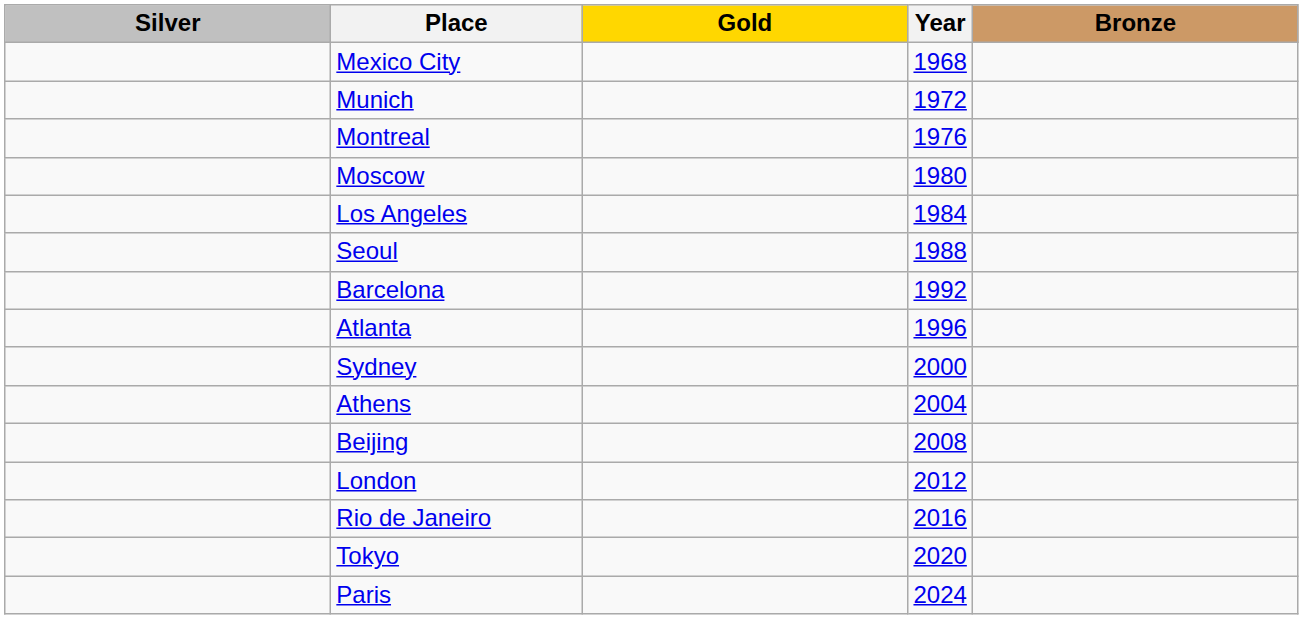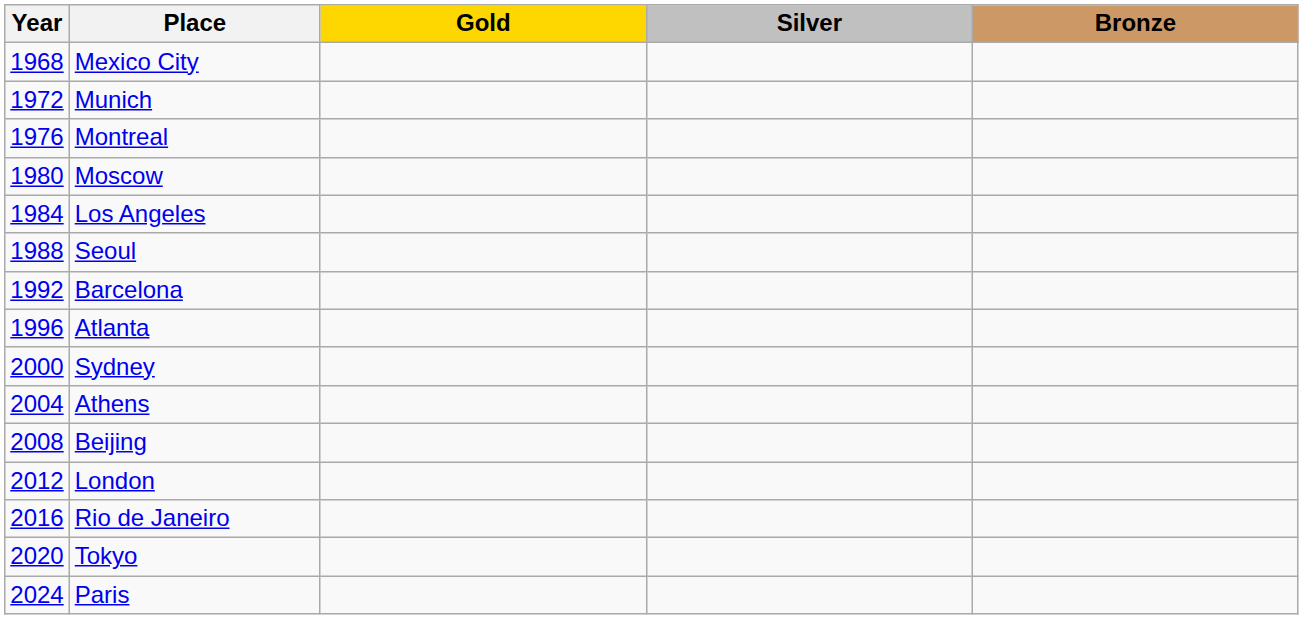columns swapped: (940, 23) <-> (168, 23)
